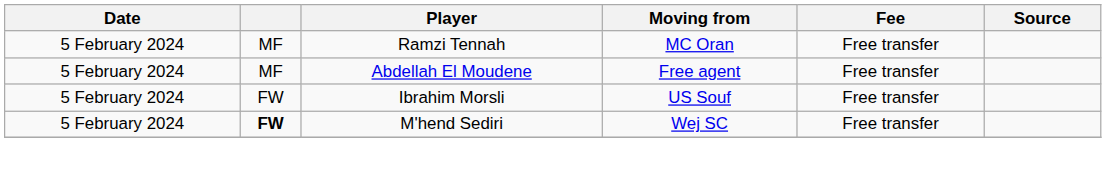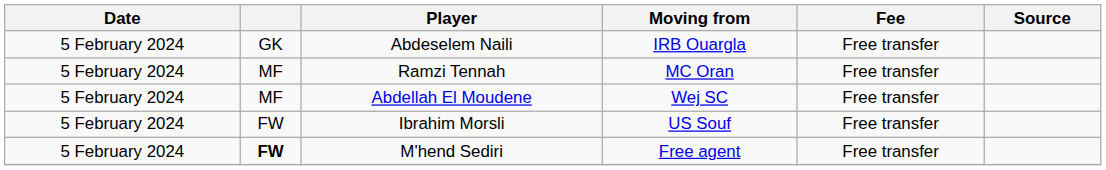+ row: (452, 44)
(700, 71) Free agent -> (700, 97) Wej SC
(700, 124) Wej SC -> (700, 150) Free agent
